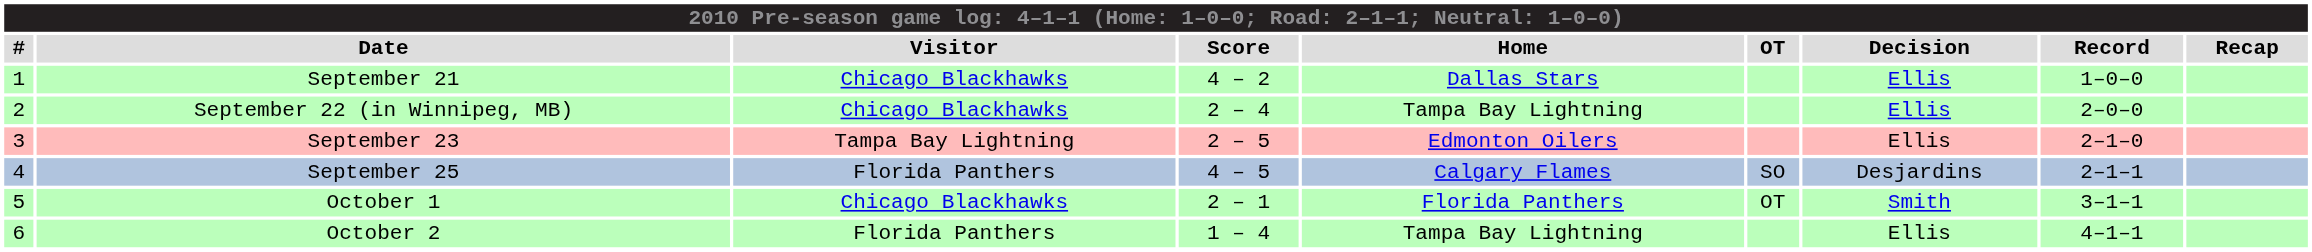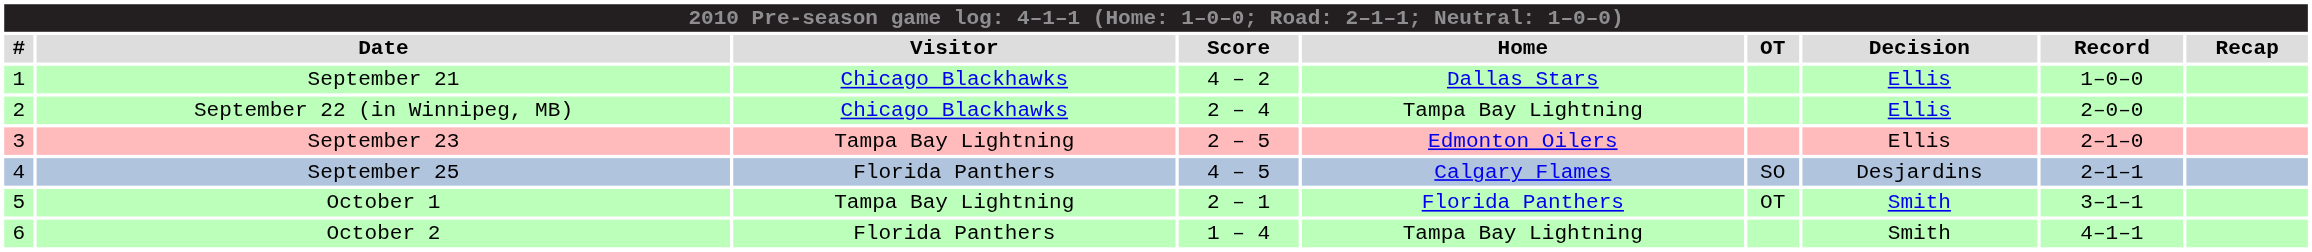(954, 202) Chicago Blackhawks -> (954, 202) Tampa Bay Lightning
(1919, 233) Ellis -> (1919, 233) Smith
